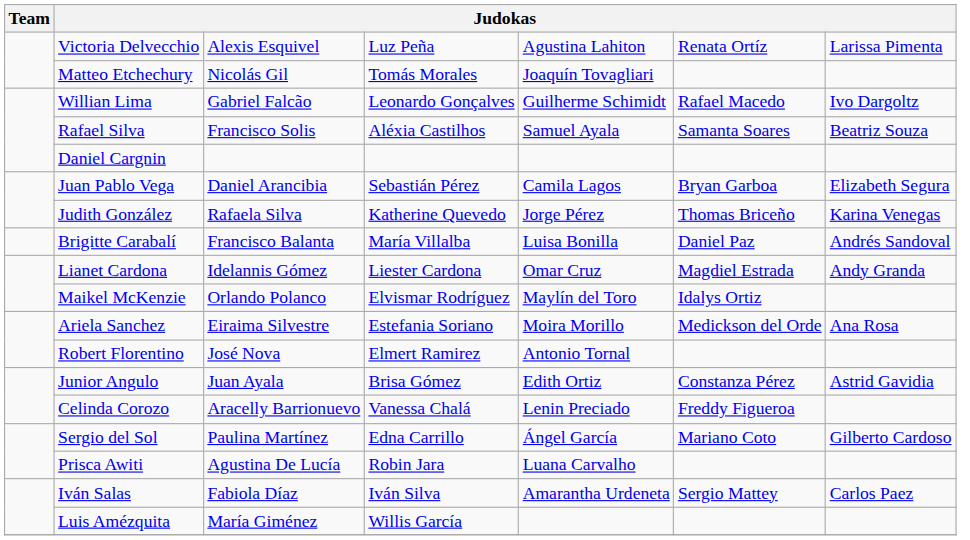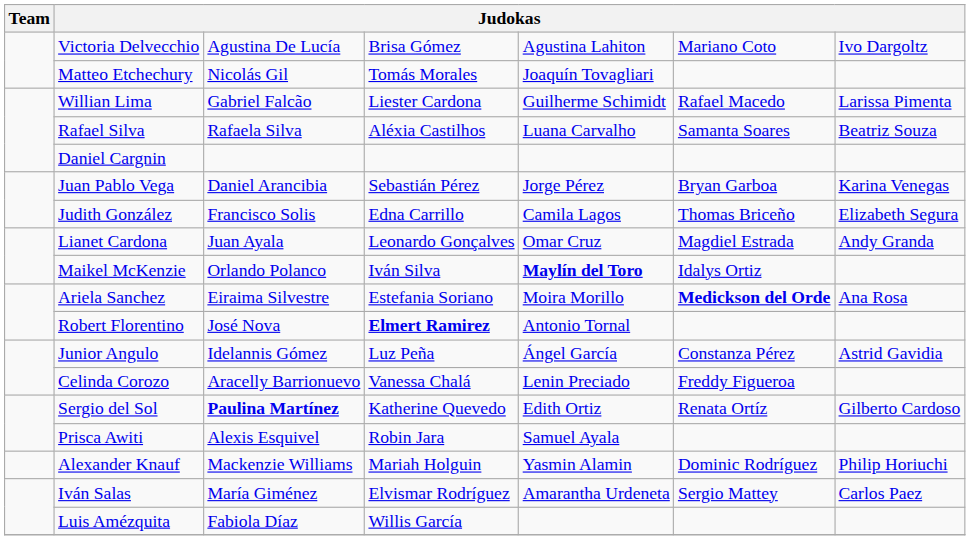(263, 46) Alexis Esquivel -> (274, 46) Agustina De Lucía
(401, 46) Luz Peña -> (415, 46) Brisa Gómez
(723, 46) Renata Ortíz -> (727, 46) Mariano Coto
(886, 46) Larissa Pimenta -> (883, 46) Ivo Dargoltz
(442, 102) Leonardo Gonçalves -> (425, 102) Liester Cardona
(874, 102) Ivo Dargoltz -> (895, 102) Larissa Pimenta
(261, 130) Francisco Solis -> (255, 130) Rafaela Silva
(571, 130) Samuel Ayala -> (579, 130) Luana Carvalho
(572, 185) Camila Lagos -> (563, 185) Jorge Pérez
(890, 185) Elizabeth Segura -> (894, 185) Karina Venegas
(255, 213) Rafaela Silva -> (261, 213) Francisco Solis
(437, 213) Katherine Quevedo -> (416, 213) Edna Carrillo
(563, 213) Jorge Pérez -> (572, 213) Camila Lagos
(885, 213) Karina Venegas -> (898, 213) Elizabeth Segura
- row: (117, 241)
(267, 269) Idelannis Gómez -> (245, 241) Juan Ayala
(425, 269) Liester Cardona -> (442, 241) Leonardo Gonçalves
(439, 297) Elvismar Rodríguez -> (404, 269) Iván Silva
(580, 297) normal -> (583, 269) bold
(750, 325) normal -> (754, 297) bold
(424, 353) normal -> (429, 325) bold
(245, 381) Juan Ayala -> (267, 353) Idelannis Gómez
(415, 381) Brisa Gómez -> (401, 353) Luz Peña
(562, 381) Edith Ortiz -> (570, 353) Ángel García
(268, 437) normal -> (273, 409) bold
(416, 437) Edna Carrillo -> (437, 409) Katherine Quevedo
(570, 437) Ángel García -> (562, 409) Edith Ortiz
(727, 437) Mariano Coto -> (723, 409) Renata Ortíz
(274, 465) Agustina De Lucía -> (263, 437) Alexis Esquivel
(579, 465) Luana Carvalho -> (571, 437) Samuel Ayala
+ row: (119, 465)
(253, 492) Fabiola Díaz -> (262, 492) María Giménez
(404, 492) Iván Silva -> (439, 492) Elvismar Rodríguez
(262, 520) María Giménez -> (253, 520) Fabiola Díaz
